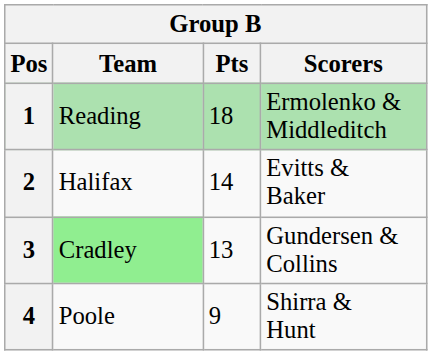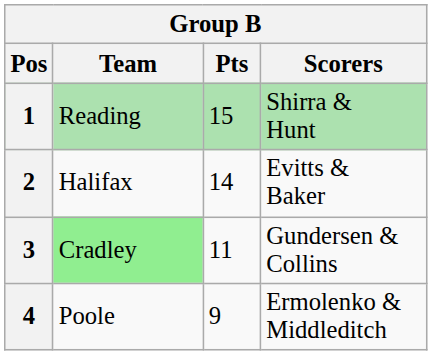(221, 116) 18 -> (221, 116) 15
(334, 116) Ermolenko & Middleditch -> (309, 116) Shirra & Hunt
(221, 249) 13 -> (221, 249) 11
(309, 316) Shirra & Hunt -> (334, 316) Ermolenko & Middleditch
